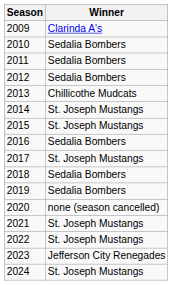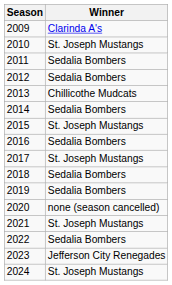(87, 45) Sedalia Bombers -> (96, 45) St. Joseph Mustangs
(96, 110) St. Joseph Mustangs -> (87, 110) Sedalia Bombers
(96, 239) St. Joseph Mustangs -> (87, 239) Sedalia Bombers
